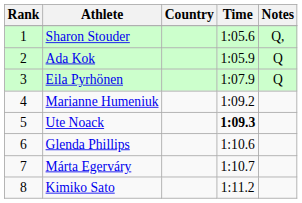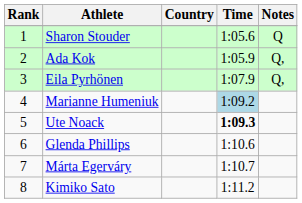(278, 36) Q, -> (278, 36) Q
(278, 58) Q -> (278, 58) Q,
(278, 79) Q -> (278, 79) Q,
(238, 101) no background -> (238, 101) lightblue background
